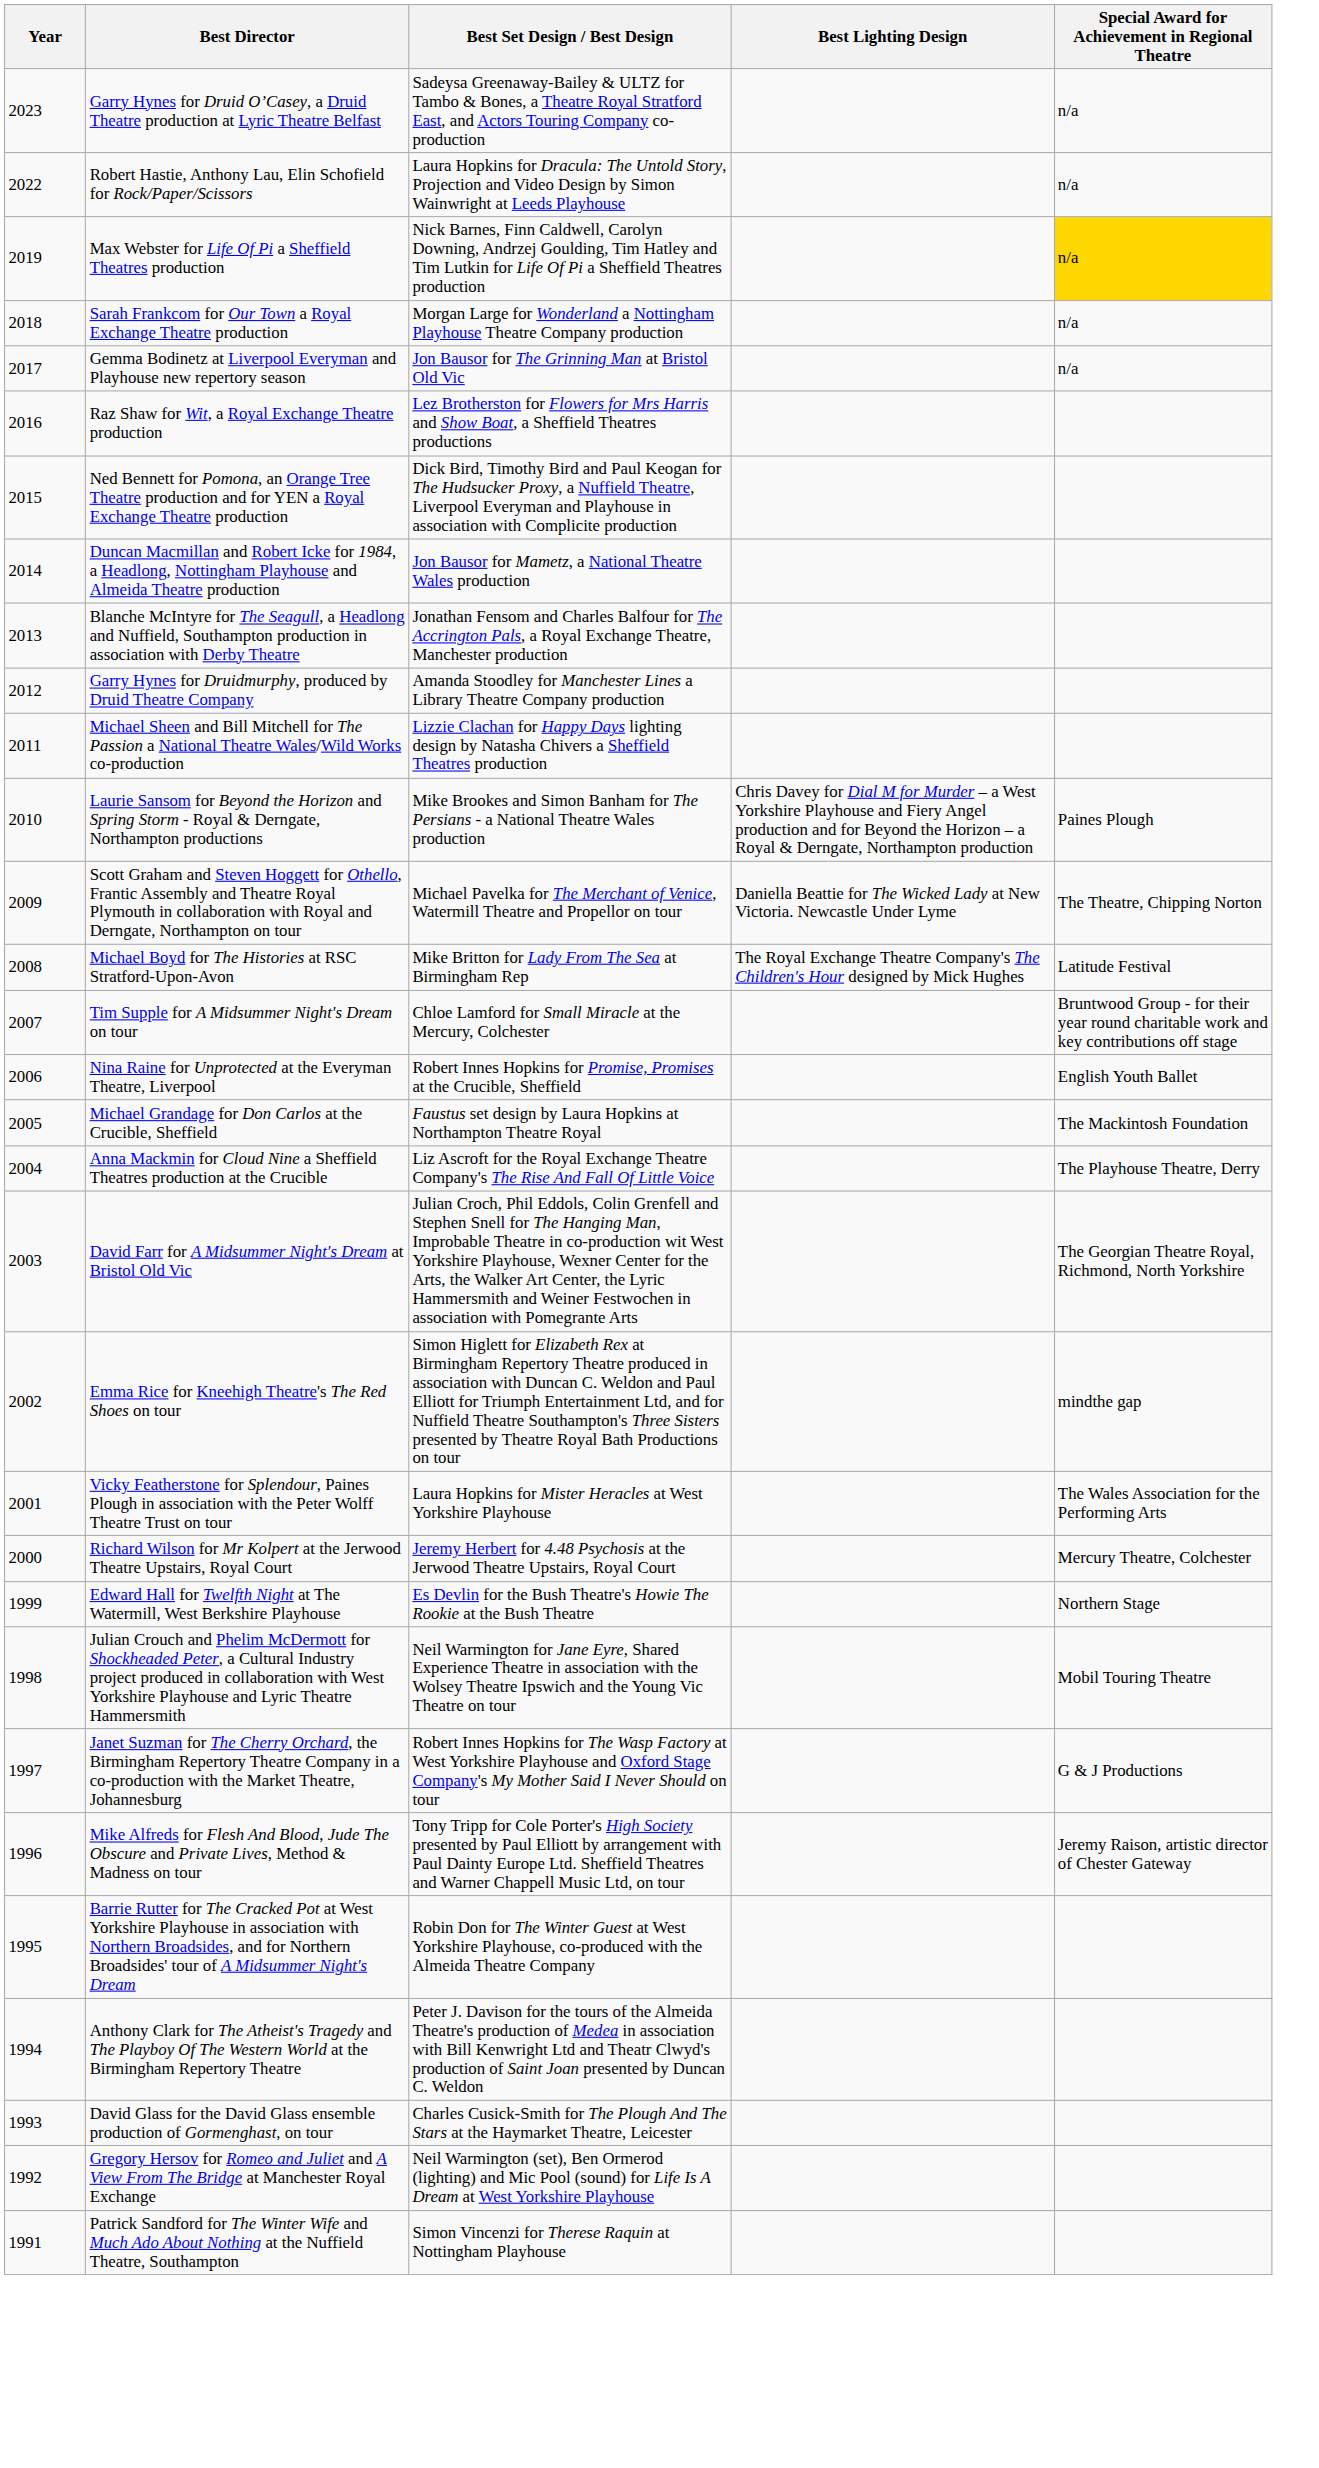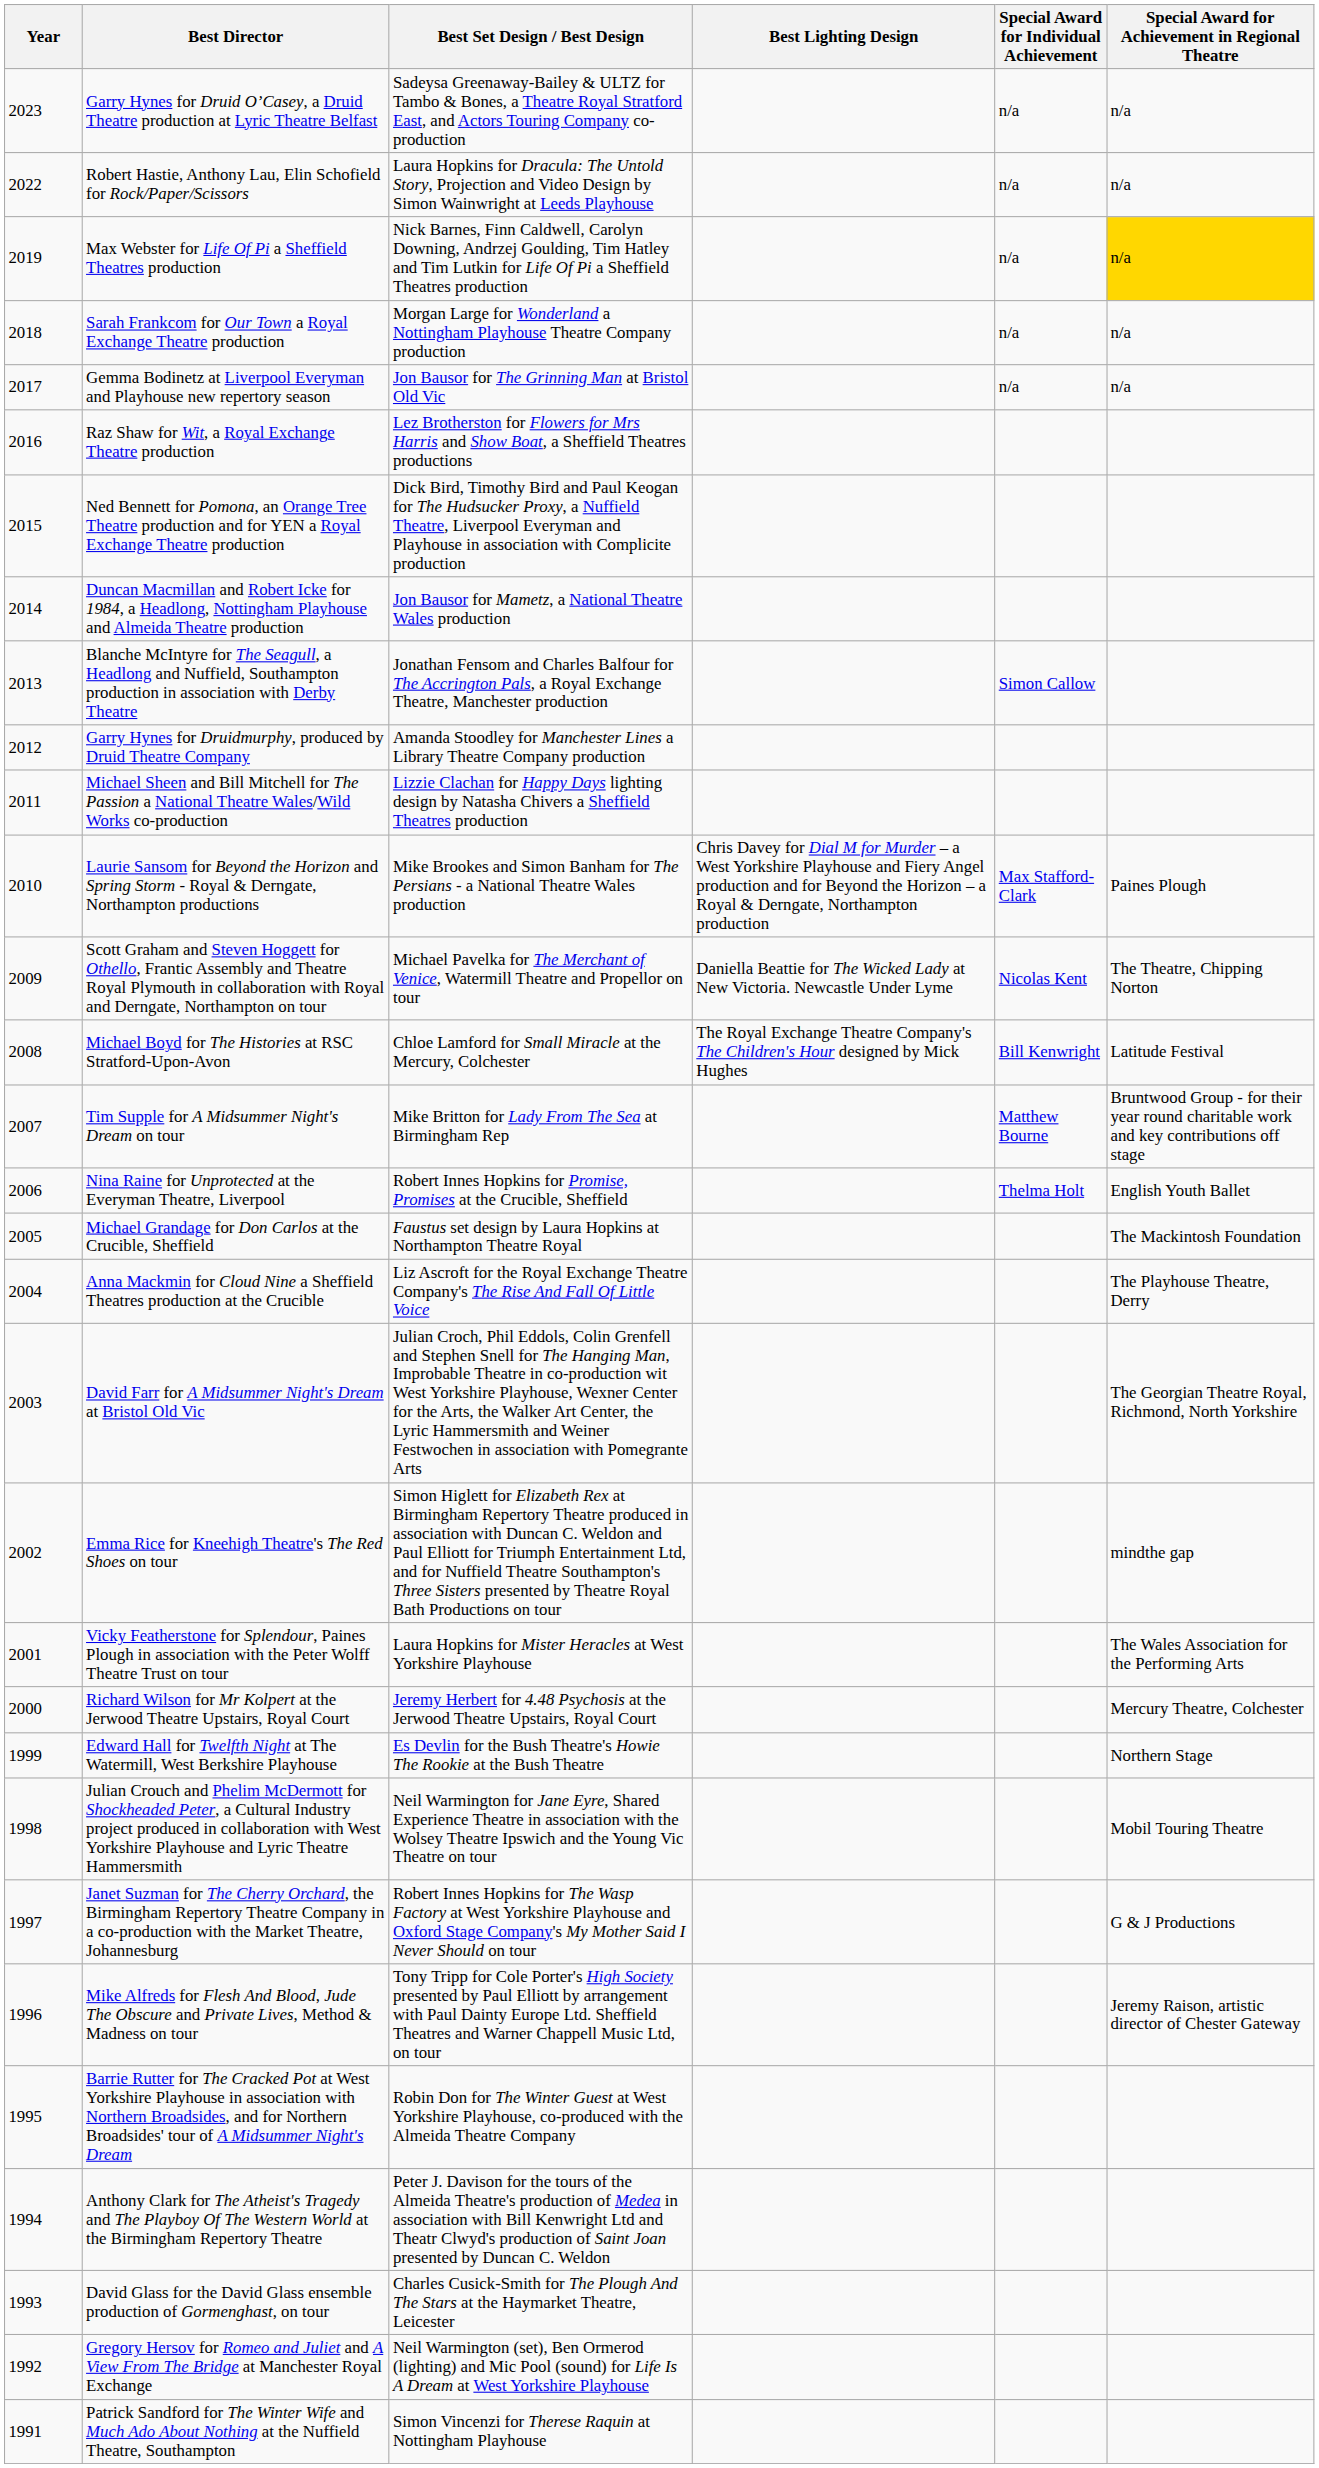+ column: (1051, 36)
(544, 967) Mike Britton for Lady From The Sea at Birmingham Rep -> (527, 1052) Chloe Lamford for Small Miracle at the Mercury, Colchester
(546, 1022) Chloe Lamford for Small Miracle at the Mercury, Colchester -> (525, 1126) Mike Britton for Lady From The Sea at Birmingham Rep
